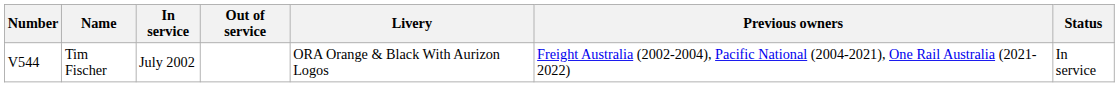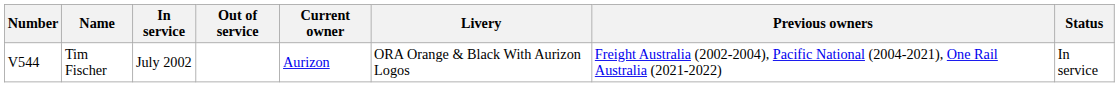+ column: (325, 23)
